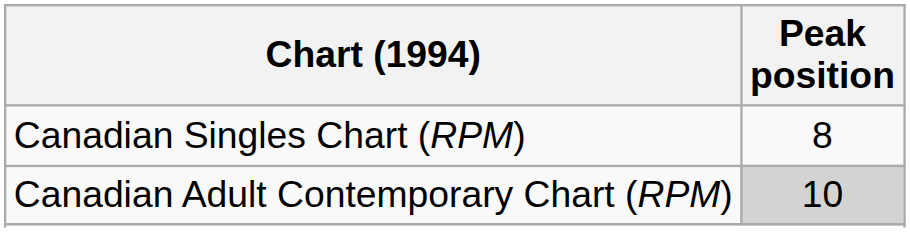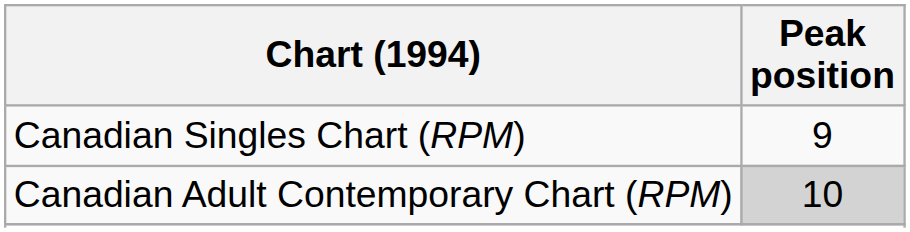(822, 135) 8 -> (822, 135) 9
